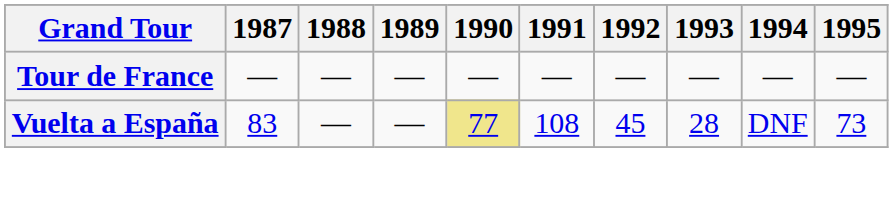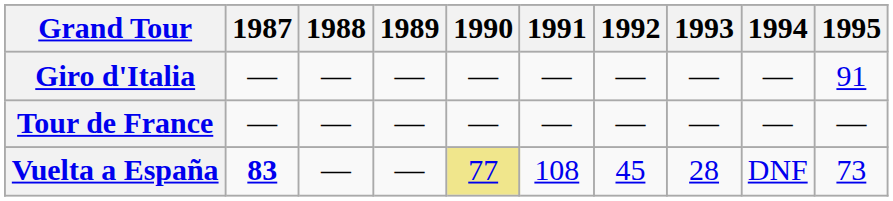+ row: (115, 75)
(262, 123) normal -> (262, 170) bold
